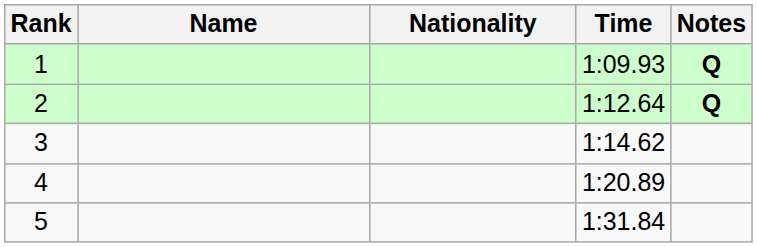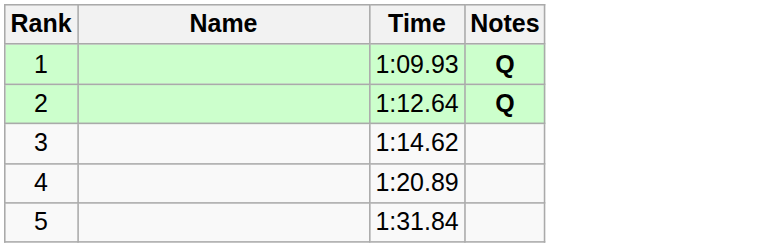- column: (473, 24)
